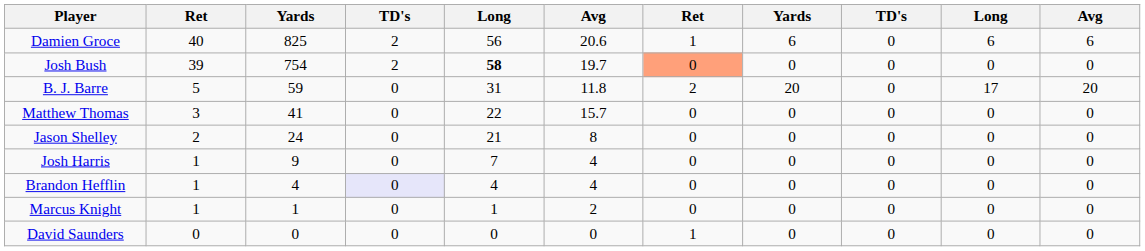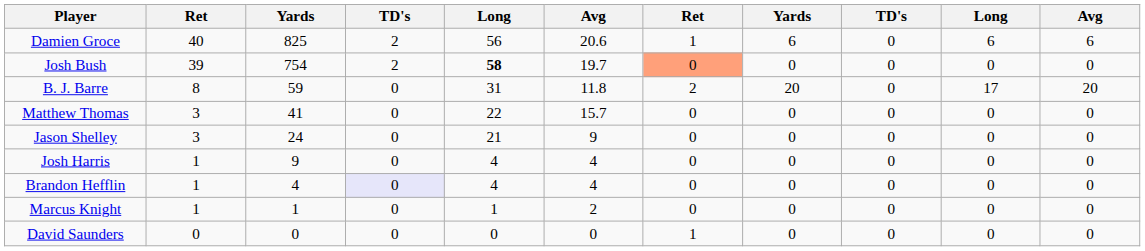(196, 88) 5 -> (196, 88) 8
(196, 137) 2 -> (196, 137) 3
(593, 137) 8 -> (593, 137) 9
(494, 161) 7 -> (494, 161) 4
